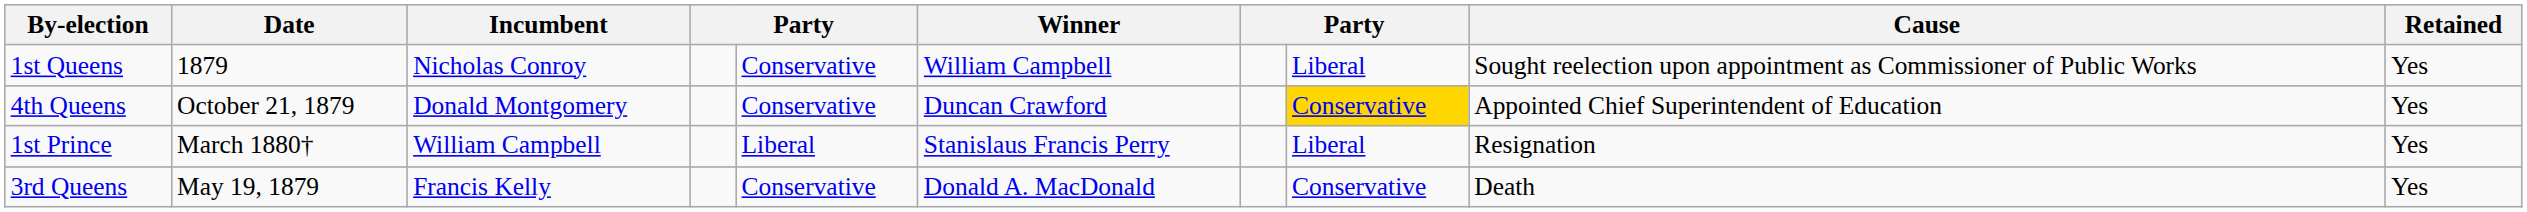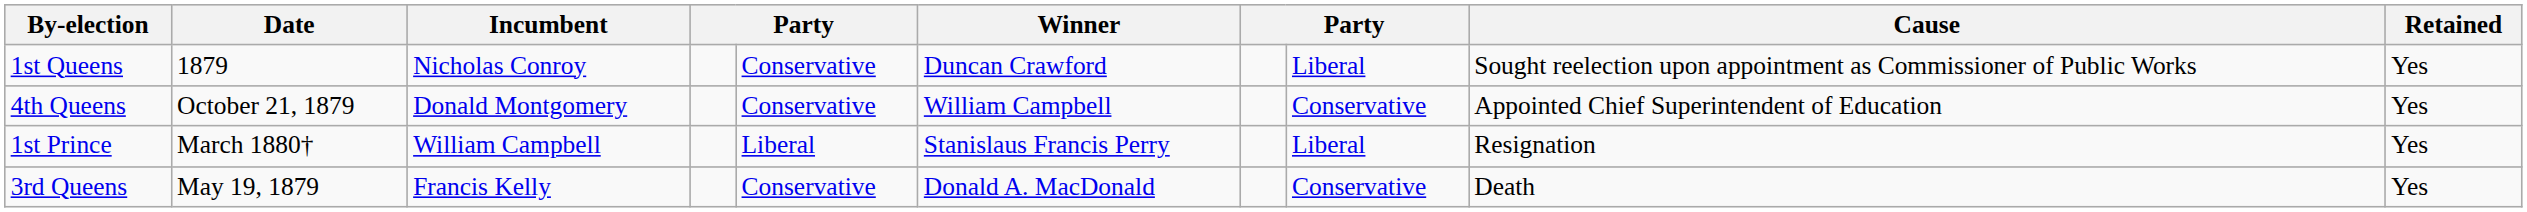(1018, 65) William Campbell -> (1015, 65) Duncan Crawford
(1015, 105) Duncan Crawford -> (1018, 105) William Campbell
(1359, 105) gold background -> (1359, 105) no background
